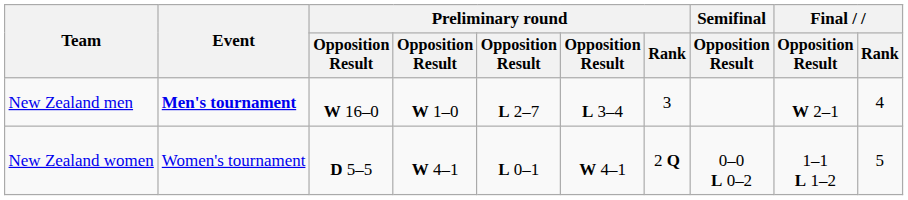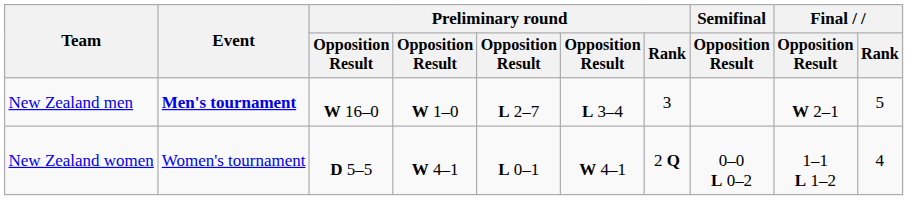(880, 102) 4 -> (880, 102) 5
(880, 160) 5 -> (880, 160) 4
